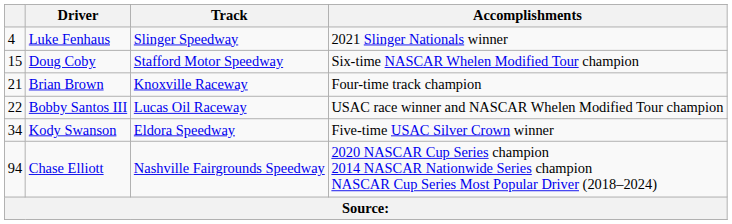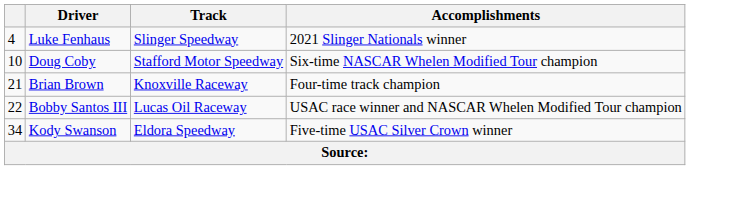(15, 61) 15 -> (15, 61) 10
- row: (66, 169)
